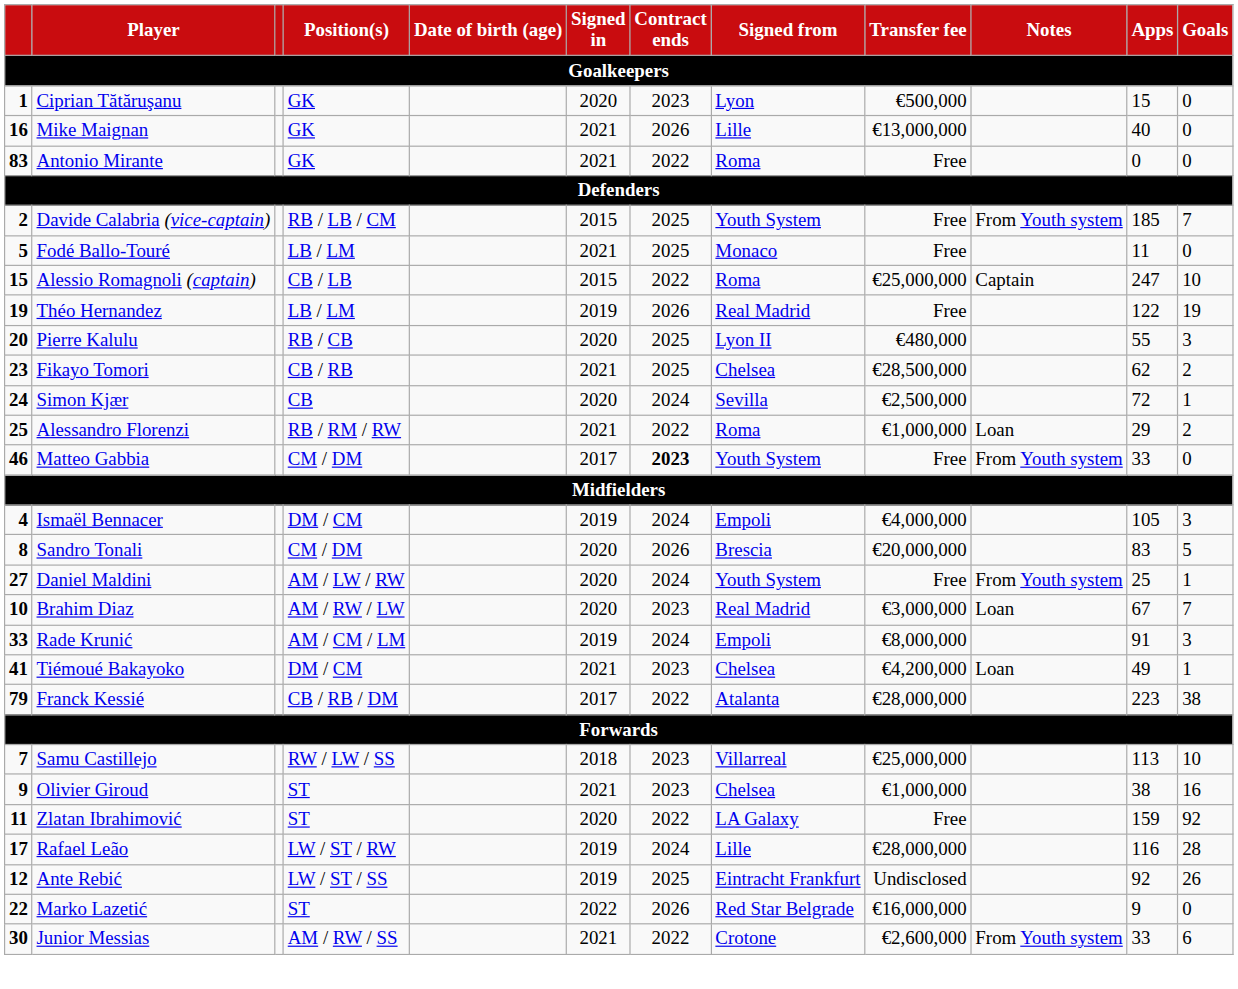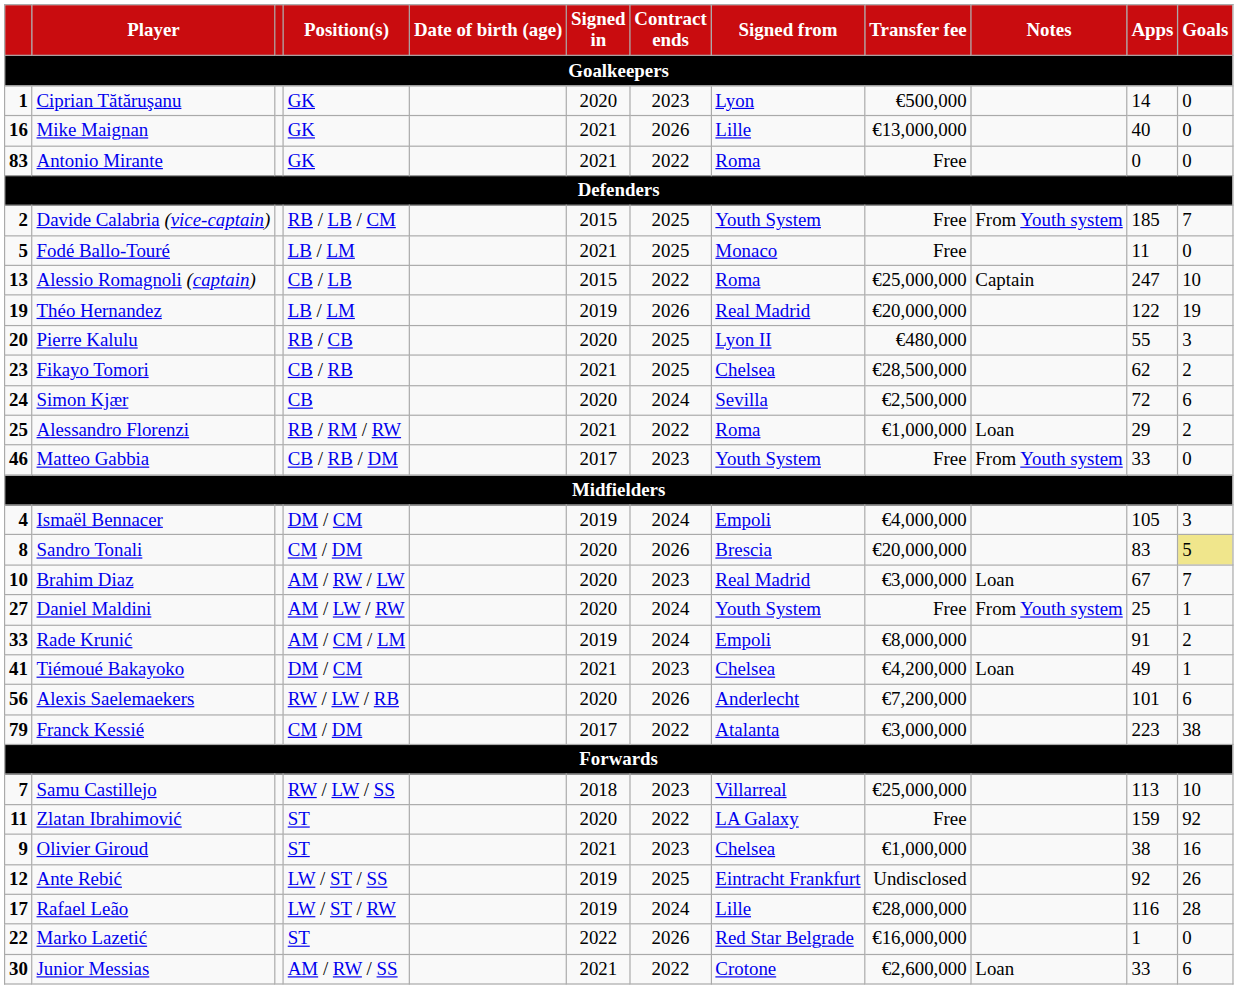(1141, 100) 15 -> (1141, 100) 14
(18, 280) 15 -> (18, 280) 13
(950, 310) Free -> (919, 310) €20,000,000
(1187, 400) 1 -> (1187, 400) 6
(325, 459) CM / DM -> (343, 459) CB / RB / DM
(670, 459) bold -> (670, 459) normal
(1187, 549) no background -> (1187, 549) khaki background
rows swapped: (85, 609) <-> (94, 579)
(1187, 639) 3 -> (1187, 639) 2
+ row: (115, 699)
(343, 699) CB / RB / DM -> (325, 729) CM / DM
(919, 699) €28,000,000 -> (924, 729) €3,000,000
rows swapped: (92, 789) <-> (109, 819)
rows swapped: (79, 879) <-> (82, 849)
(1136, 909) 9 -> (1136, 938) 1
(1049, 938) From Youth system -> (995, 968) Loan
